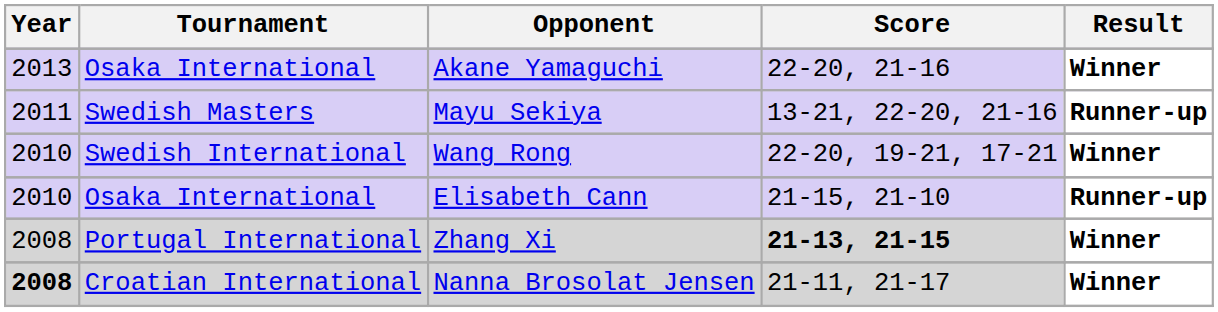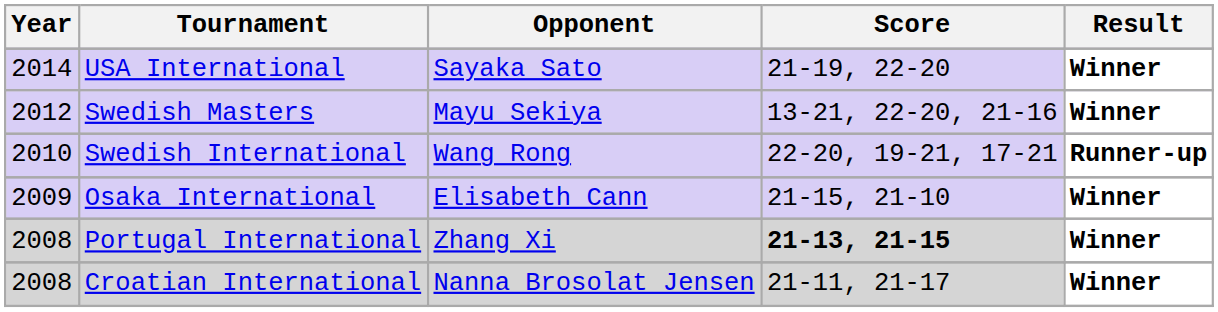+ row: (518, 69)
- row: (548, 69)
(42, 112) 2011 -> (42, 112) 2012
(1139, 112) Runner-up -> (1116, 112) Winner
(1116, 155) Winner -> (1139, 155) Runner-up
(42, 198) 2010 -> (42, 198) 2009
(1139, 198) Runner-up -> (1116, 198) Winner
(42, 283) bold -> (42, 283) normal
